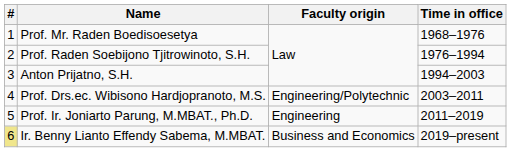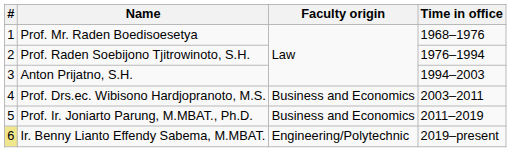(340, 95) Engineering/Polytechnic -> (343, 95) Business and Economics
(306, 116) Engineering -> (343, 116) Business and Economics
(343, 136) Business and Economics -> (340, 136) Engineering/Polytechnic
